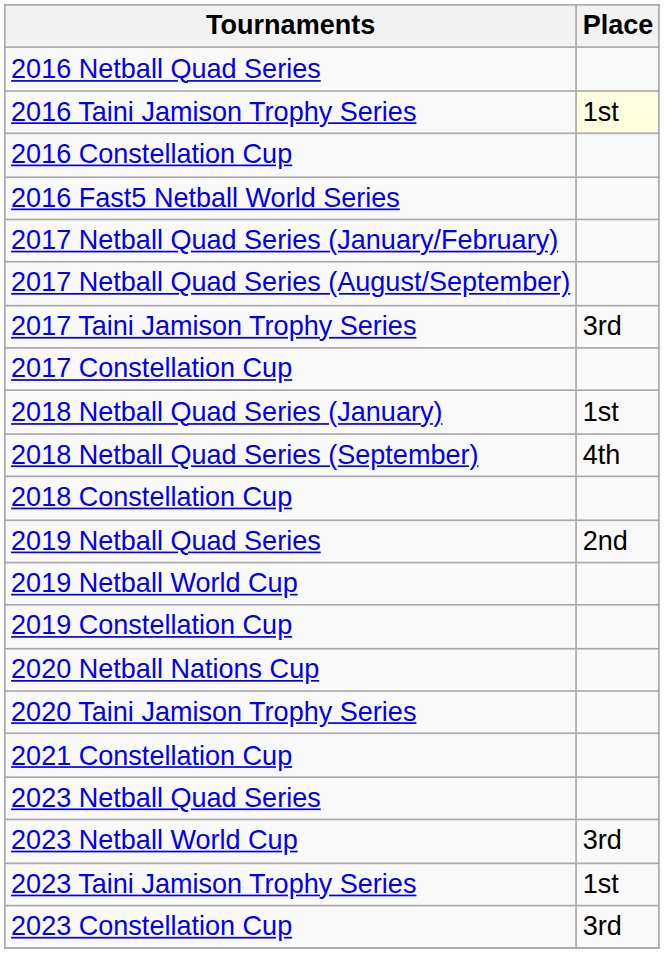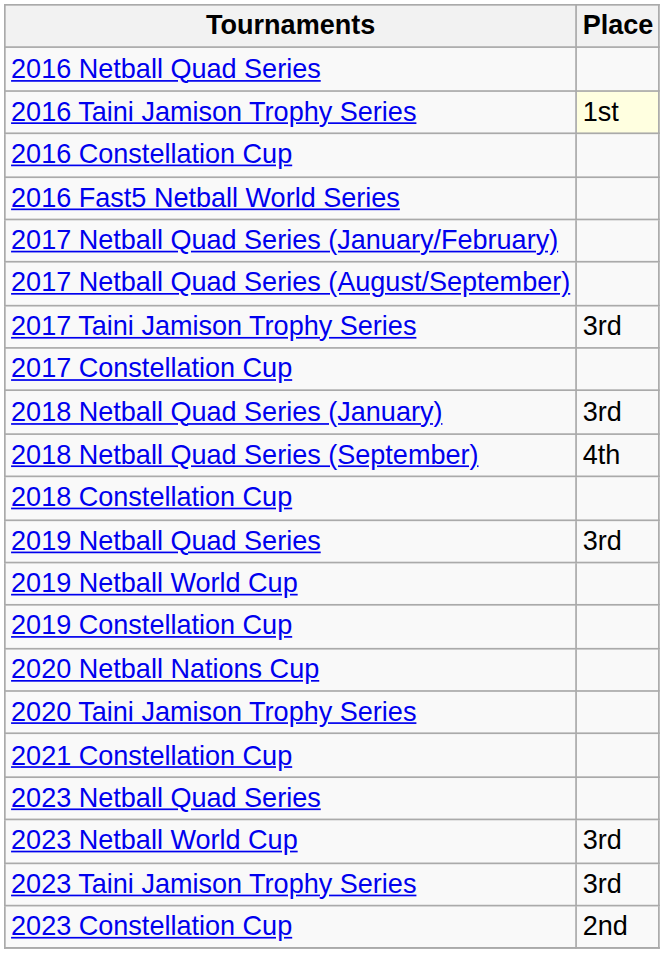(601, 411) 1st -> (602, 411) 3rd
(605, 540) 2nd -> (602, 540) 3rd
(601, 883) 1st -> (602, 883) 3rd
(602, 926) 3rd -> (605, 926) 2nd
